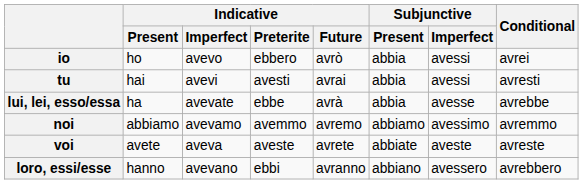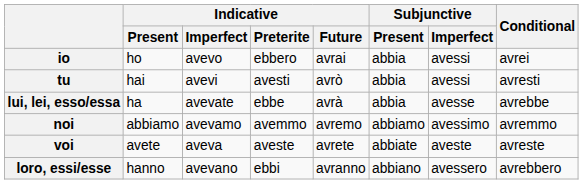(329, 59) avrò -> (331, 59) avrai
(331, 80) avrai -> (329, 80) avrò
